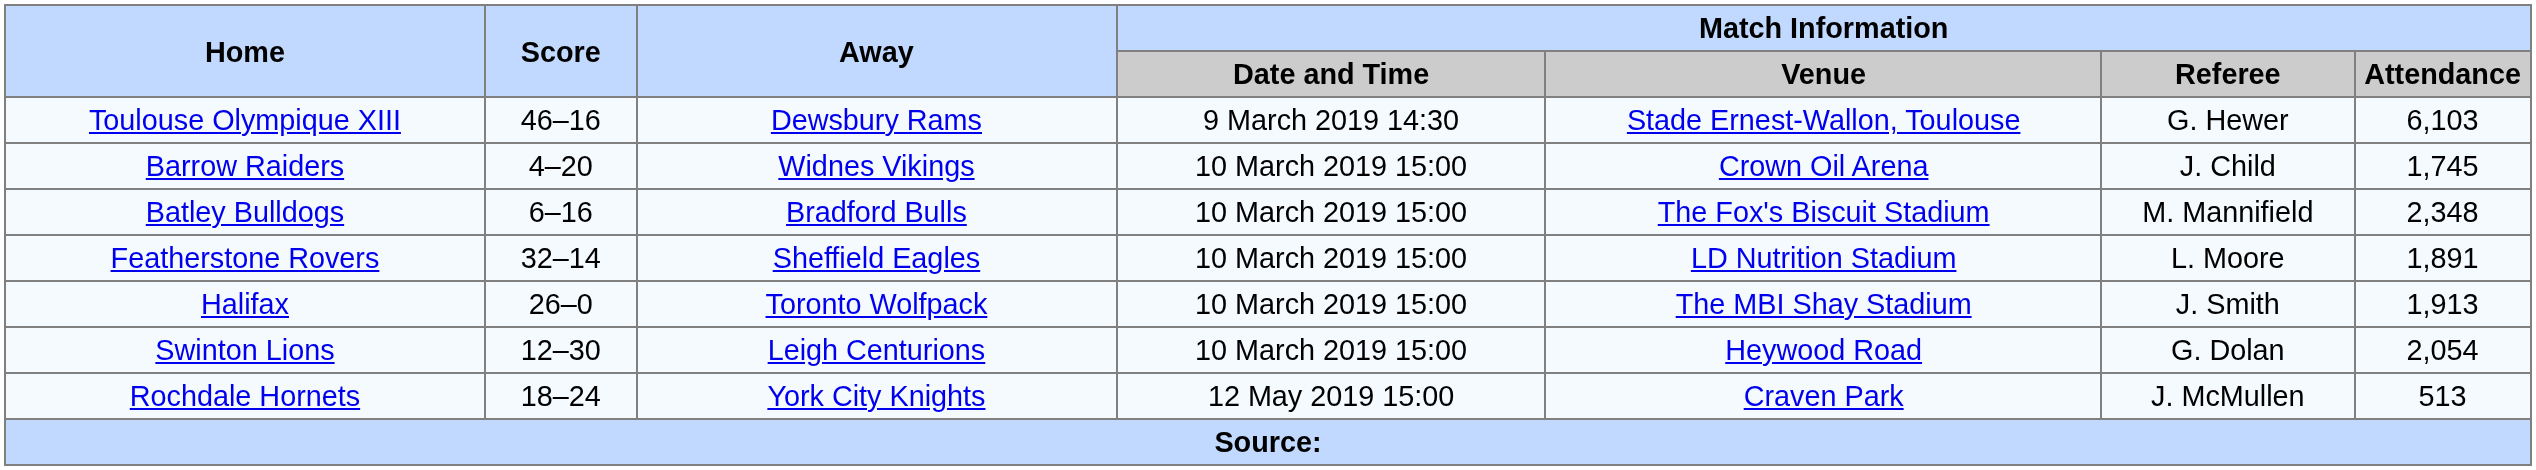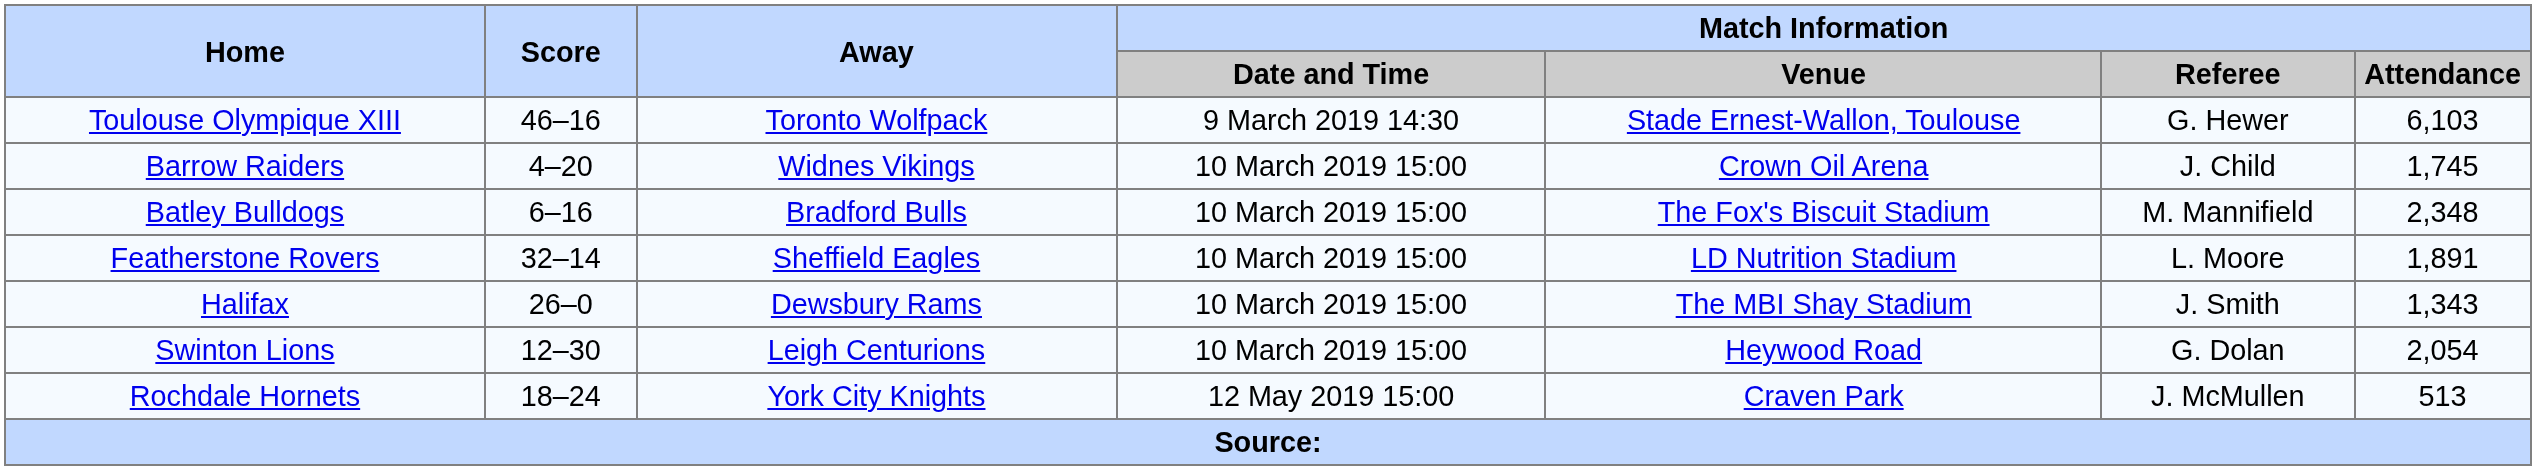(876, 120) Dewsbury Rams -> (876, 120) Toronto Wolfpack
(876, 304) Toronto Wolfpack -> (876, 304) Dewsbury Rams
(2443, 304) 1,913 -> (2443, 304) 1,343
